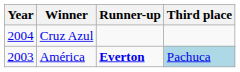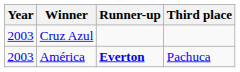(21, 35) 2004 -> (21, 35) 2003
(189, 56) lightblue background -> (189, 56) no background
